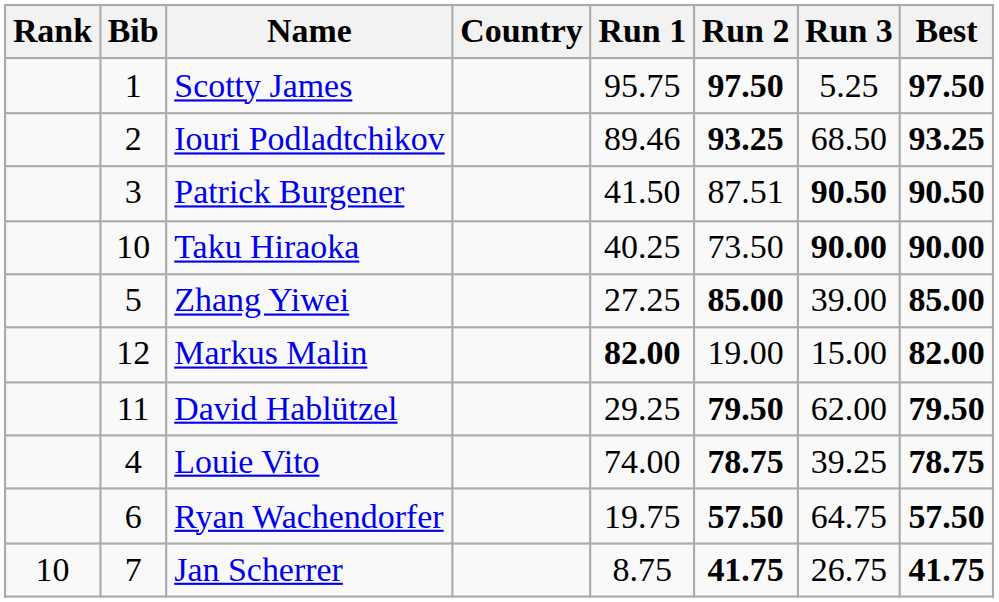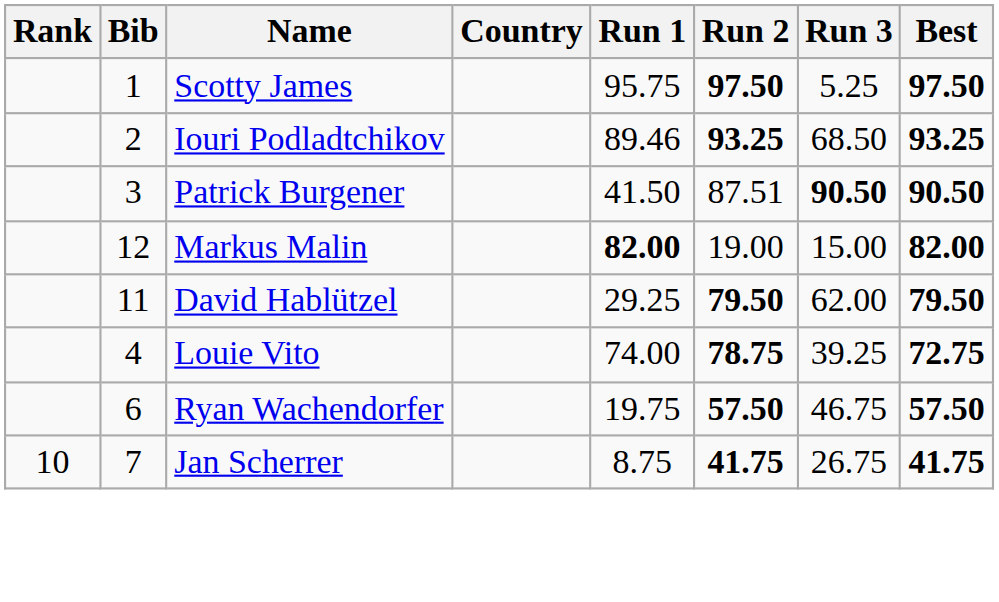- row: (267, 246)
- row: (262, 300)
(947, 461) 78.75 -> (947, 354) 72.75
(849, 515) 64.75 -> (849, 407) 46.75
